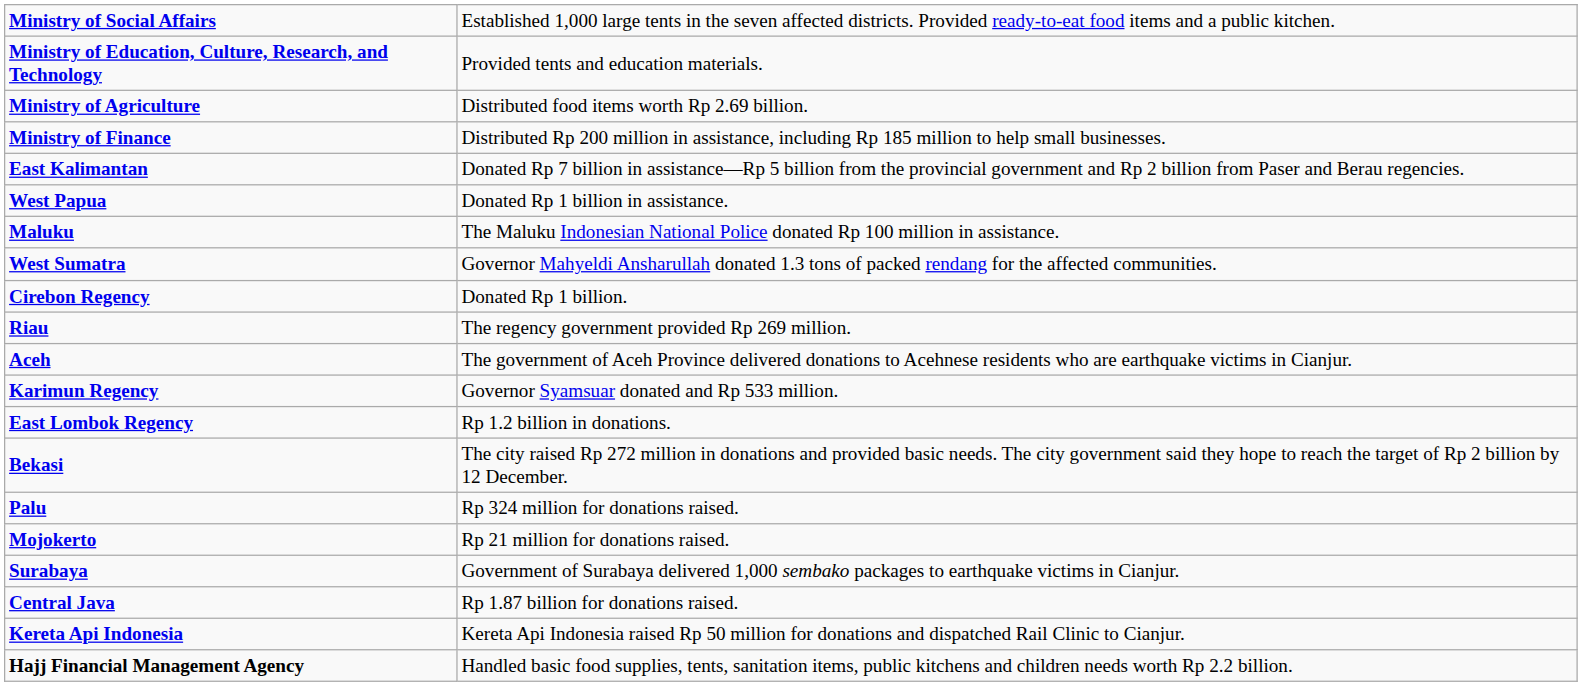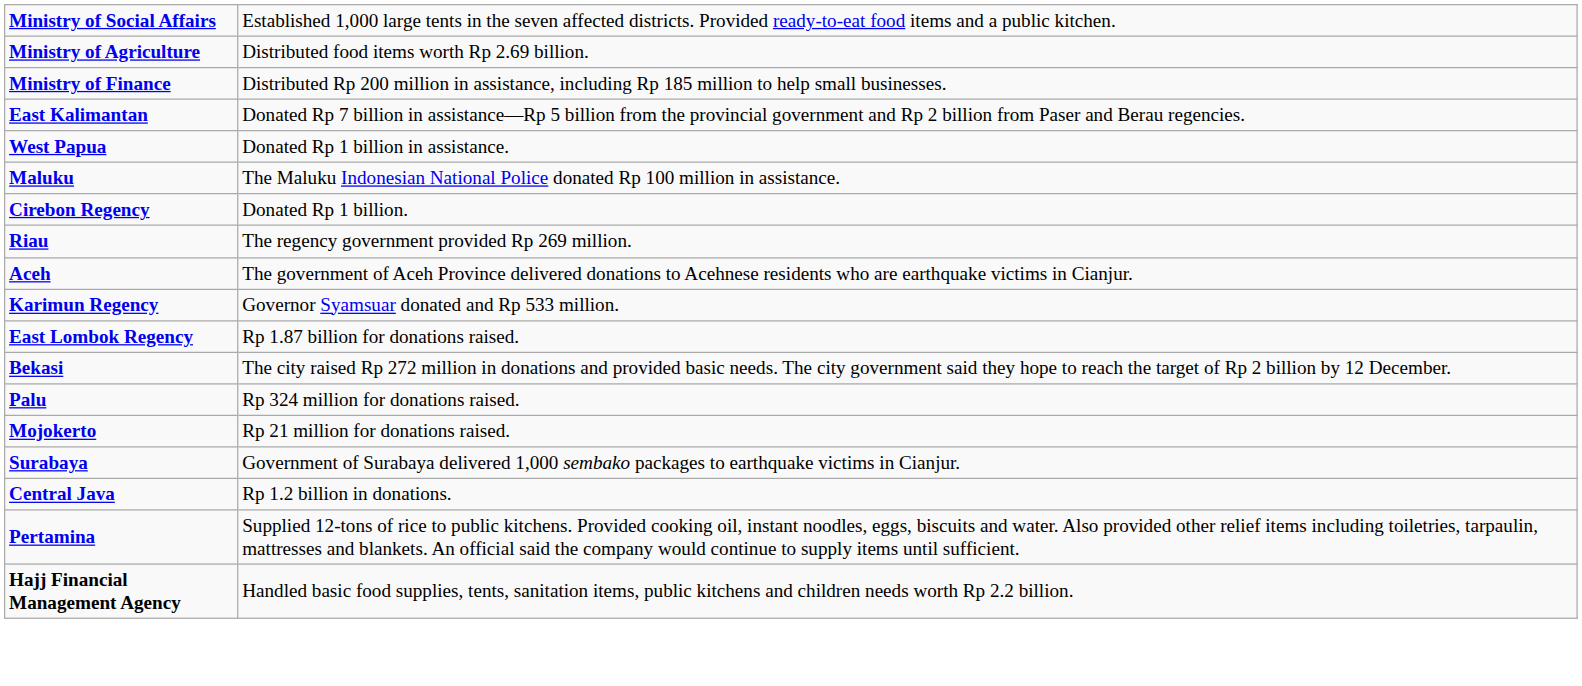- row: (199, 63)
- row: (67, 264)
(566, 422) Rp 1.2 billion in donations. -> (381, 336) Rp 1.87 billion for donations raised.
(600, 602) Rp 1.87 billion for donations raised. -> (347, 494) Rp 1.2 billion in donations.
+ row: (52, 537)
- row: (96, 634)
